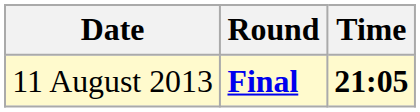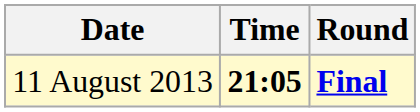columns swapped: (371, 29) <-> (274, 29)
